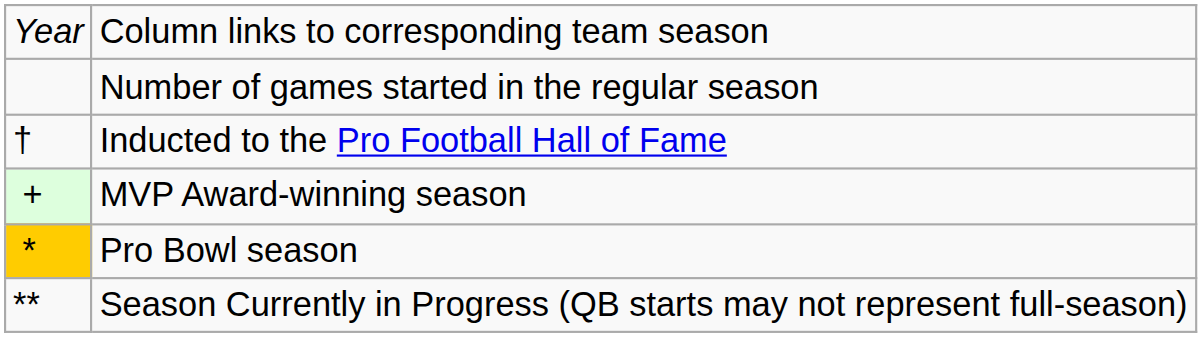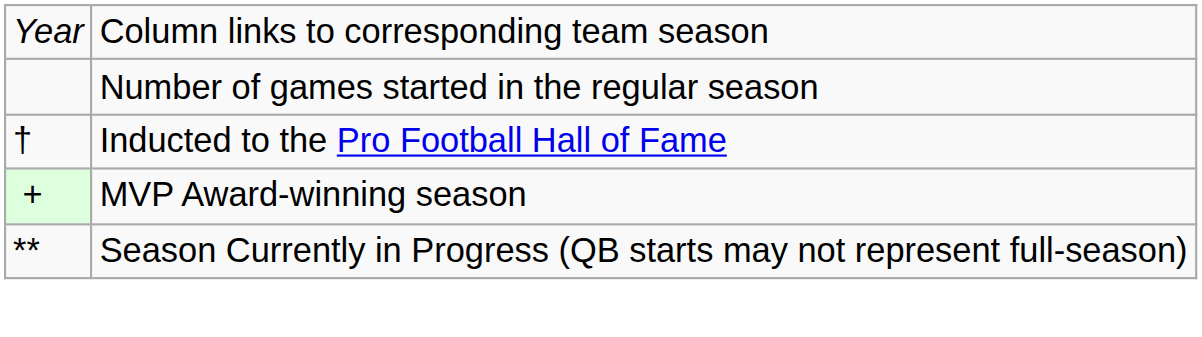- row: (229, 250)
